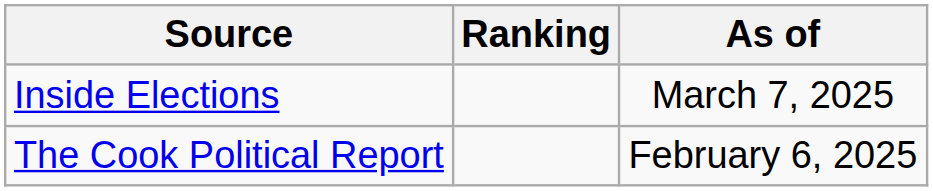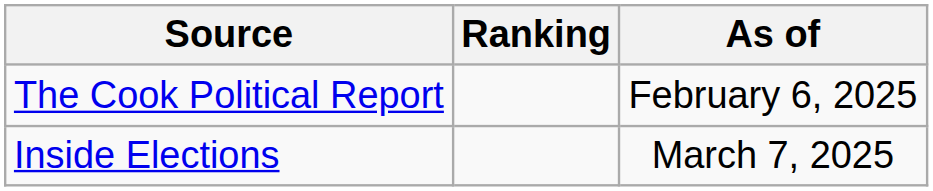rows swapped: (229, 154) <-> (147, 94)
